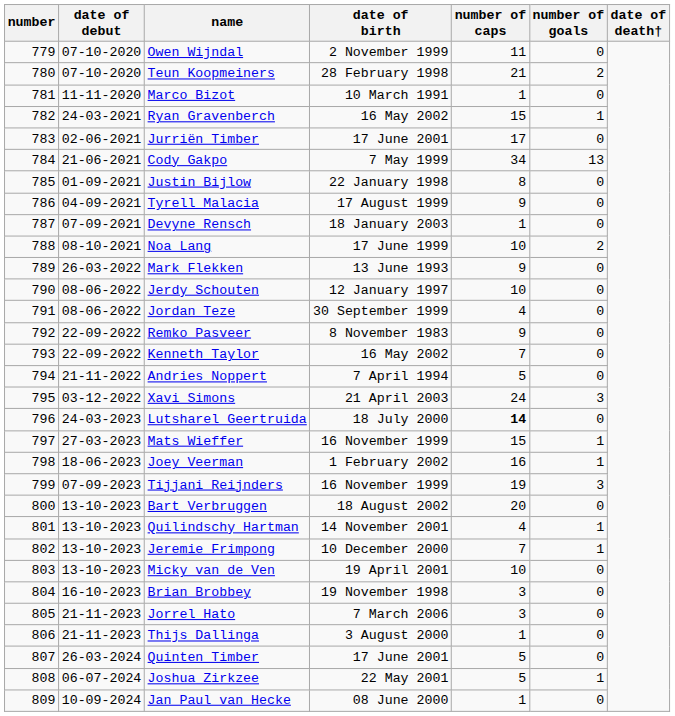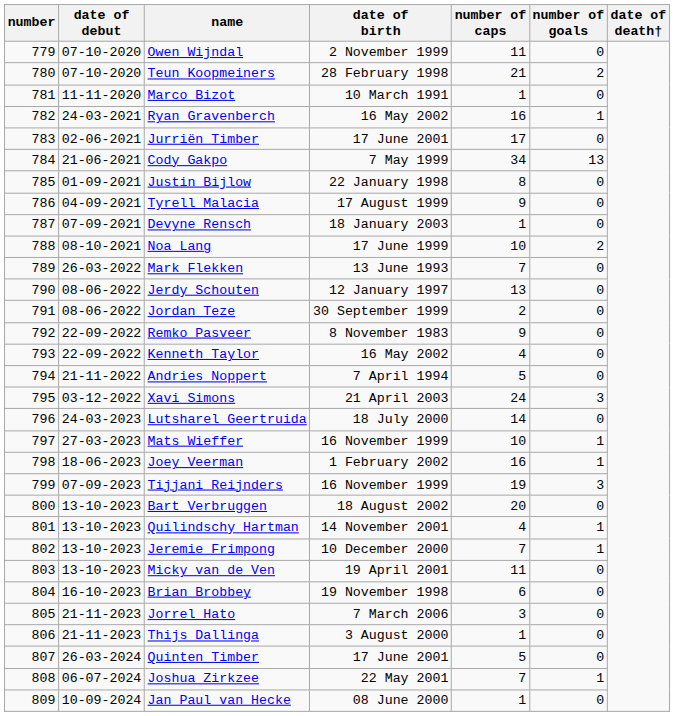(518, 117) 15 -> (518, 117) 16
(522, 268) 9 -> (522, 268) 7
(518, 290) 10 -> (518, 290) 13
(522, 312) 4 -> (522, 312) 2
(522, 355) 7 -> (522, 355) 4
(518, 420) bold -> (518, 420) normal
(518, 441) 15 -> (518, 441) 10
(518, 571) 10 -> (518, 571) 11
(522, 593) 3 -> (522, 593) 6
(522, 679) 5 -> (522, 679) 7
